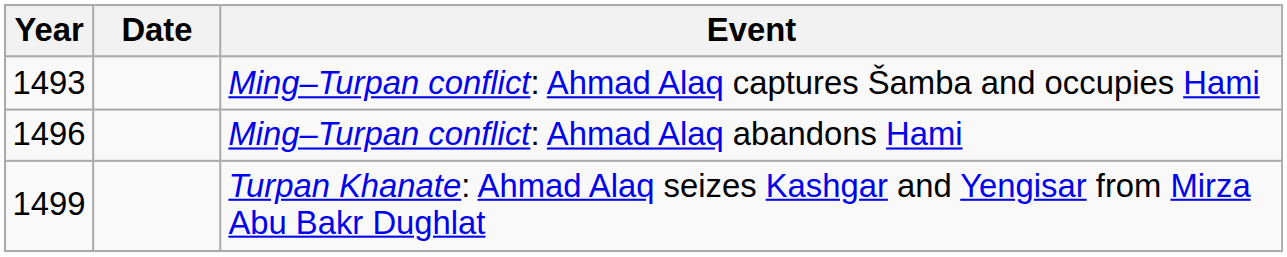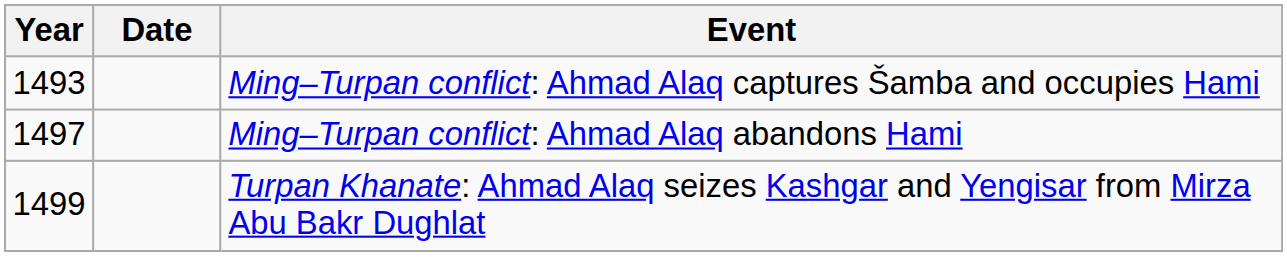(49, 134) 1496 -> (49, 134) 1497
